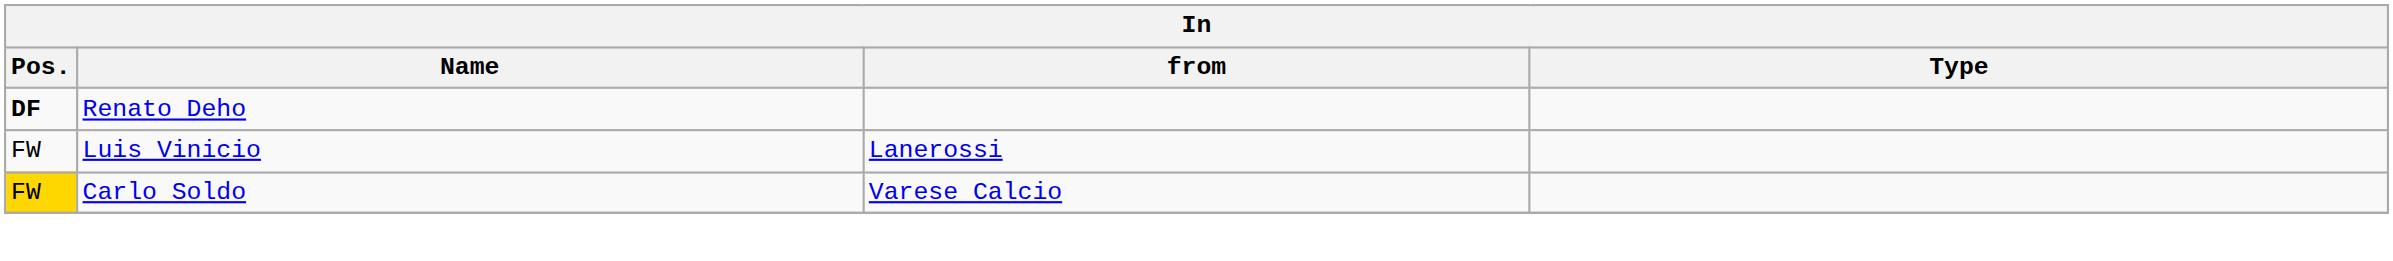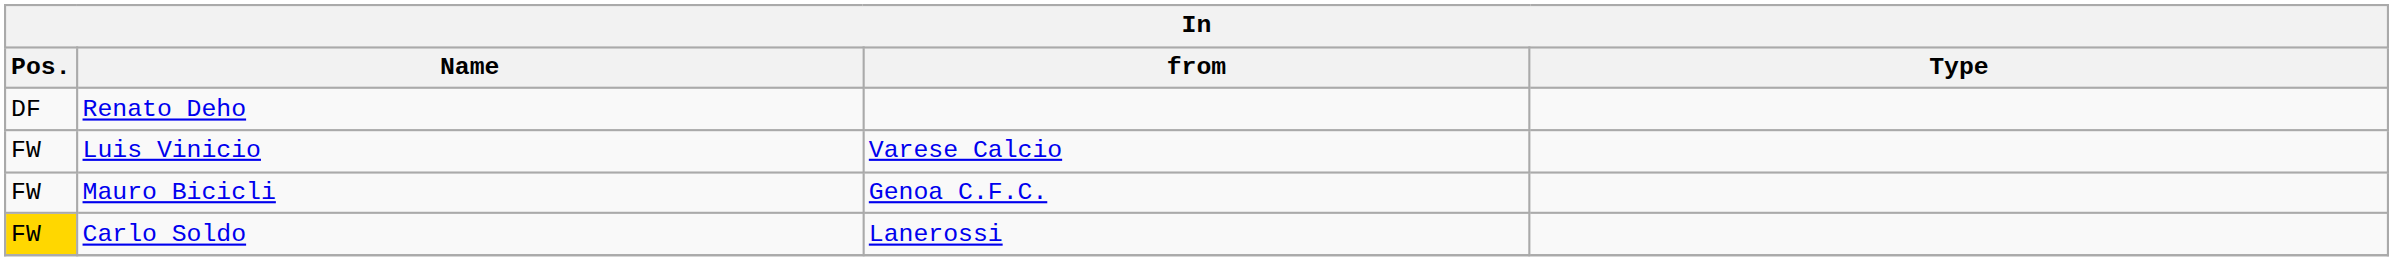(26, 109) bold -> (26, 109) normal
(936, 151) Lanerossi -> (965, 151) Varese Calcio
+ row: (179, 192)
(965, 192) Varese Calcio -> (936, 234) Lanerossi
